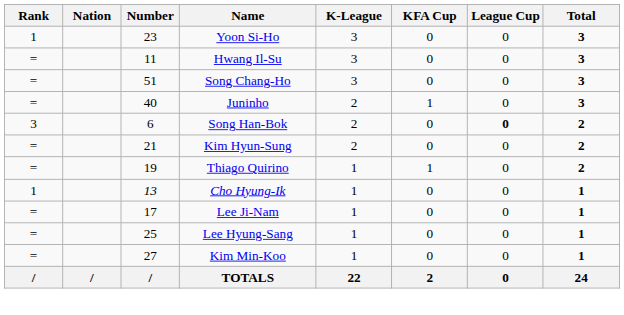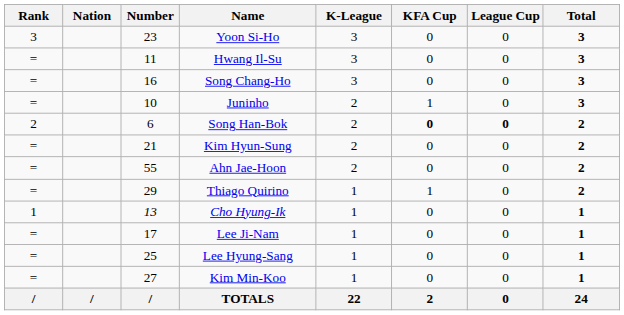(34, 37) 1 -> (34, 37) 3
(150, 81) 51 -> (150, 81) 16
(150, 102) 40 -> (150, 102) 10
(34, 124) 3 -> (34, 124) 2
(430, 124) normal -> (430, 124) bold
+ row: (248, 168)
(150, 168) 19 -> (150, 190) 29
